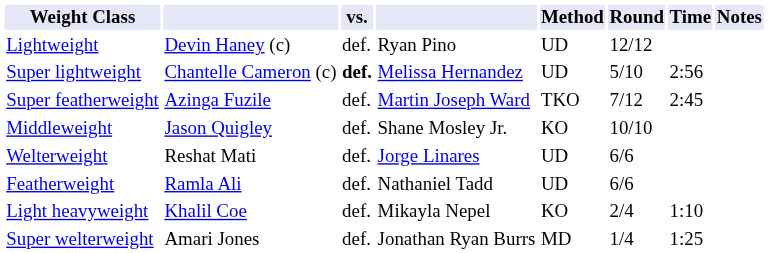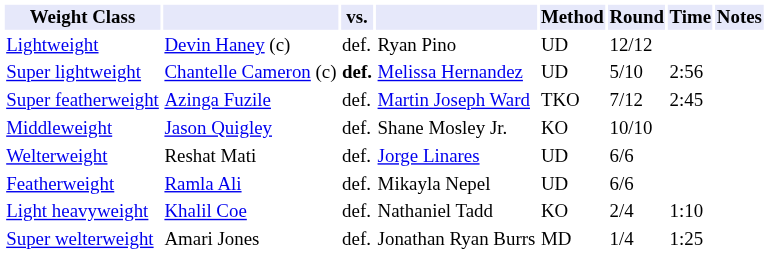(435, 183) Nathaniel Tadd -> (434, 183) Mikayla Nepel
(434, 211) Mikayla Nepel -> (435, 211) Nathaniel Tadd
